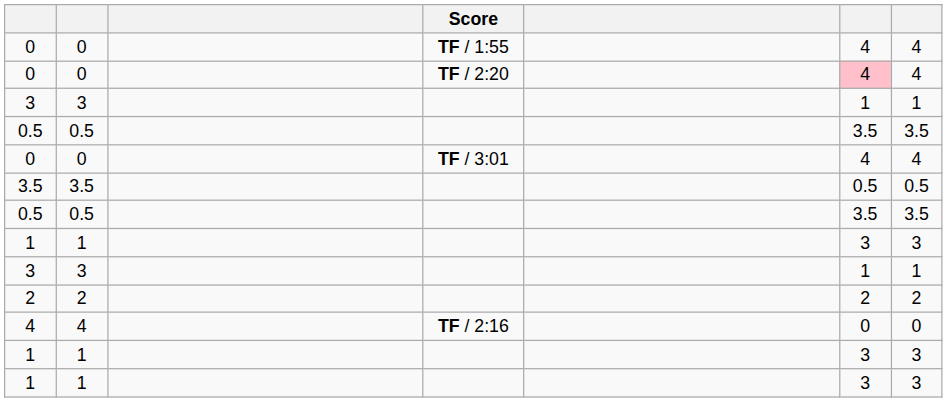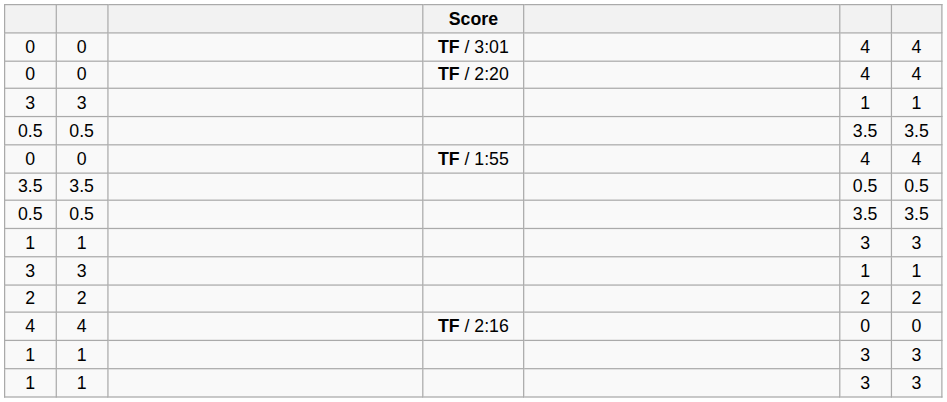rows swapped: (30, 47) <-> (30, 159)
(865, 75) pink background -> (865, 75) no background
